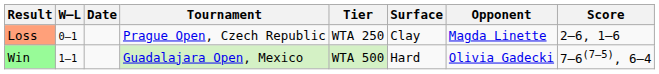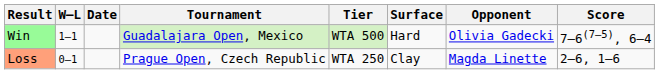rows swapped: (22, 35) <-> (19, 57)
